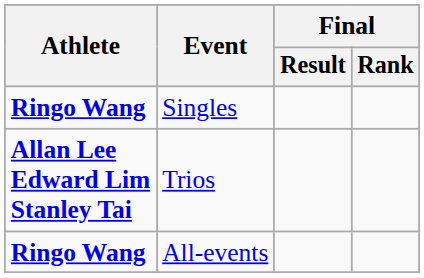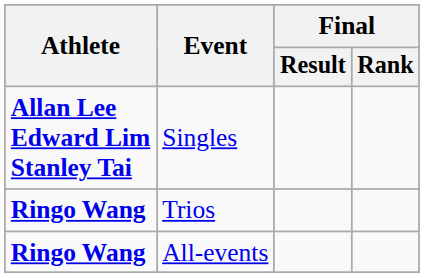(78, 107) Ringo Wang -> (81, 137) Allan Lee Edward Lim Stanley Tai
(81, 179) Allan Lee Edward Lim Stanley Tai -> (78, 209) Ringo Wang
